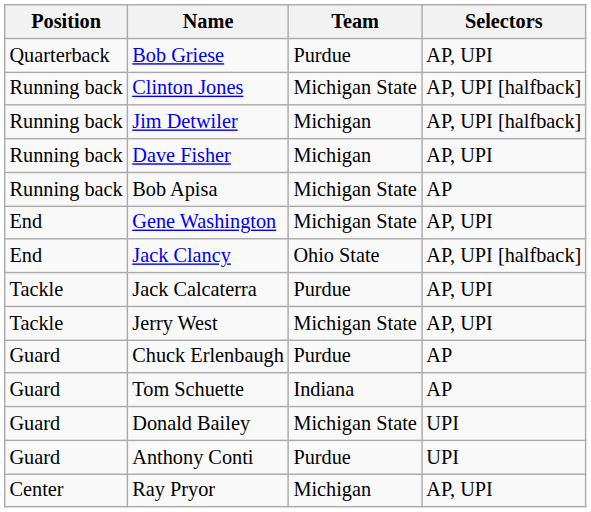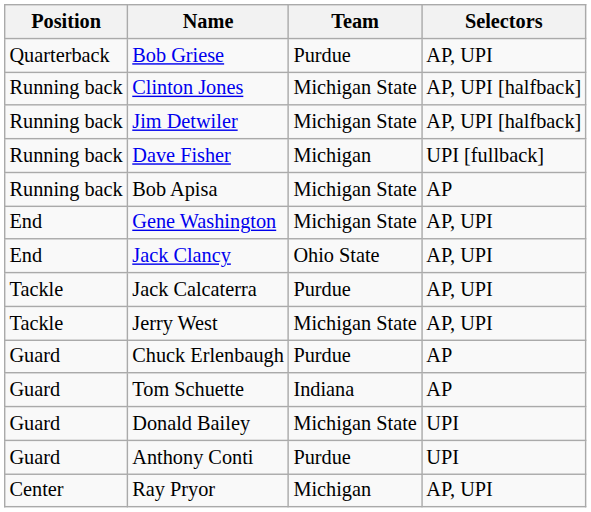(332, 122) Michigan -> (355, 122) Michigan State
(460, 155) AP, UPI -> (485, 155) UPI [fullback]
(504, 256) AP, UPI [halfback] -> (460, 256) AP, UPI
